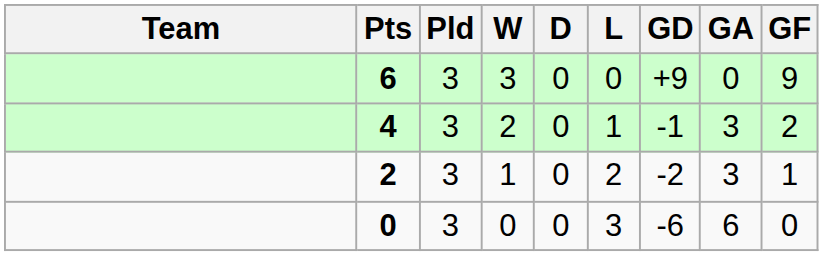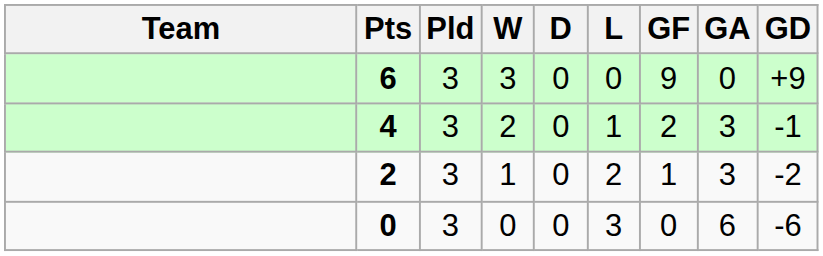columns swapped: (790, 28) <-> (670, 28)
